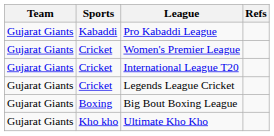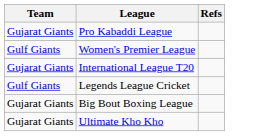- column: (98, 13)
(40, 49) Gujarat Giants -> (34, 49) Gulf Giants
(40, 85) Gujarat Giants -> (34, 85) Gulf Giants
